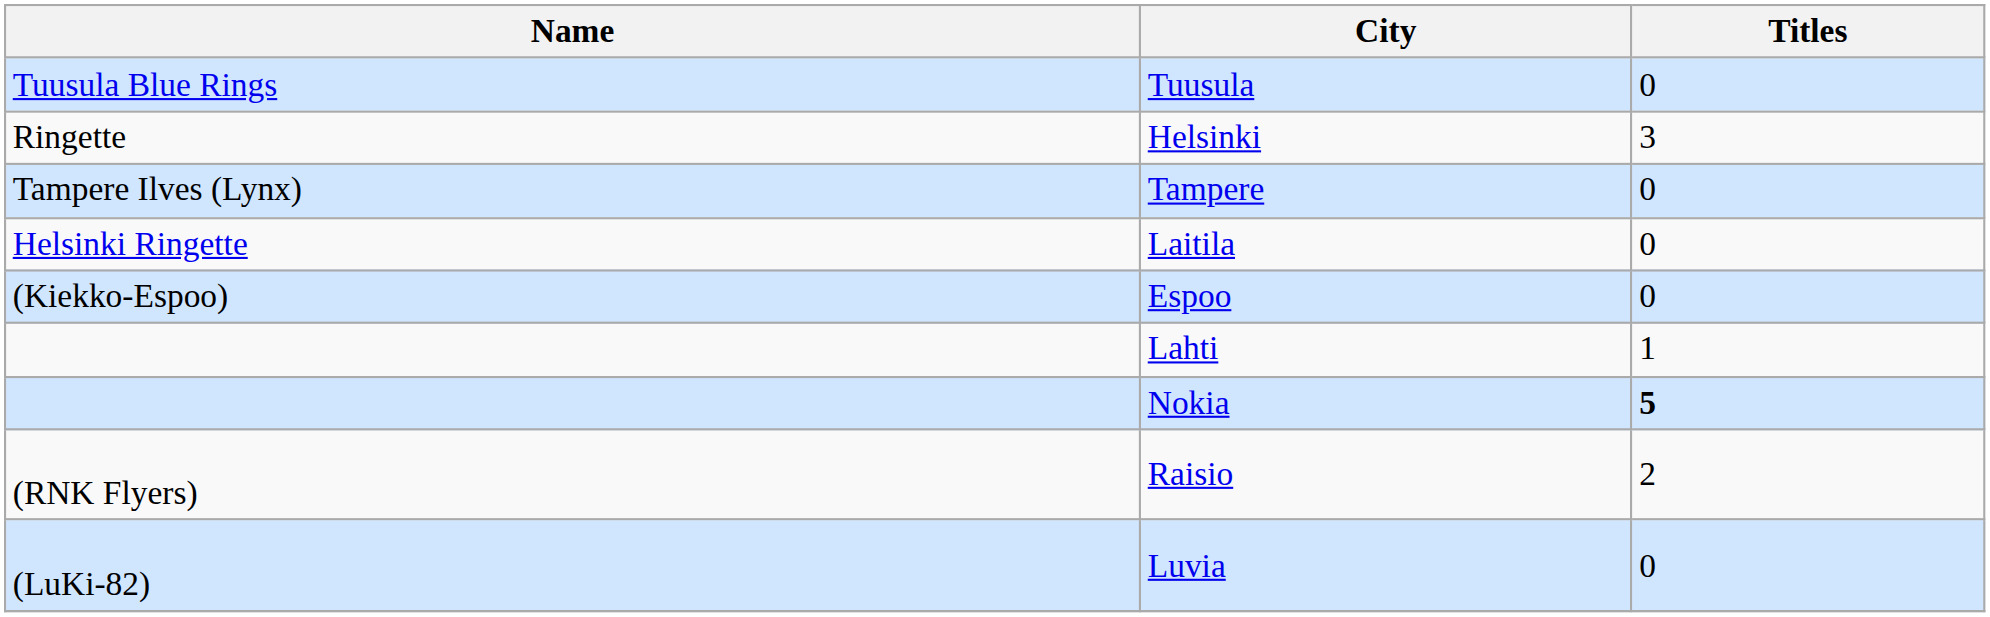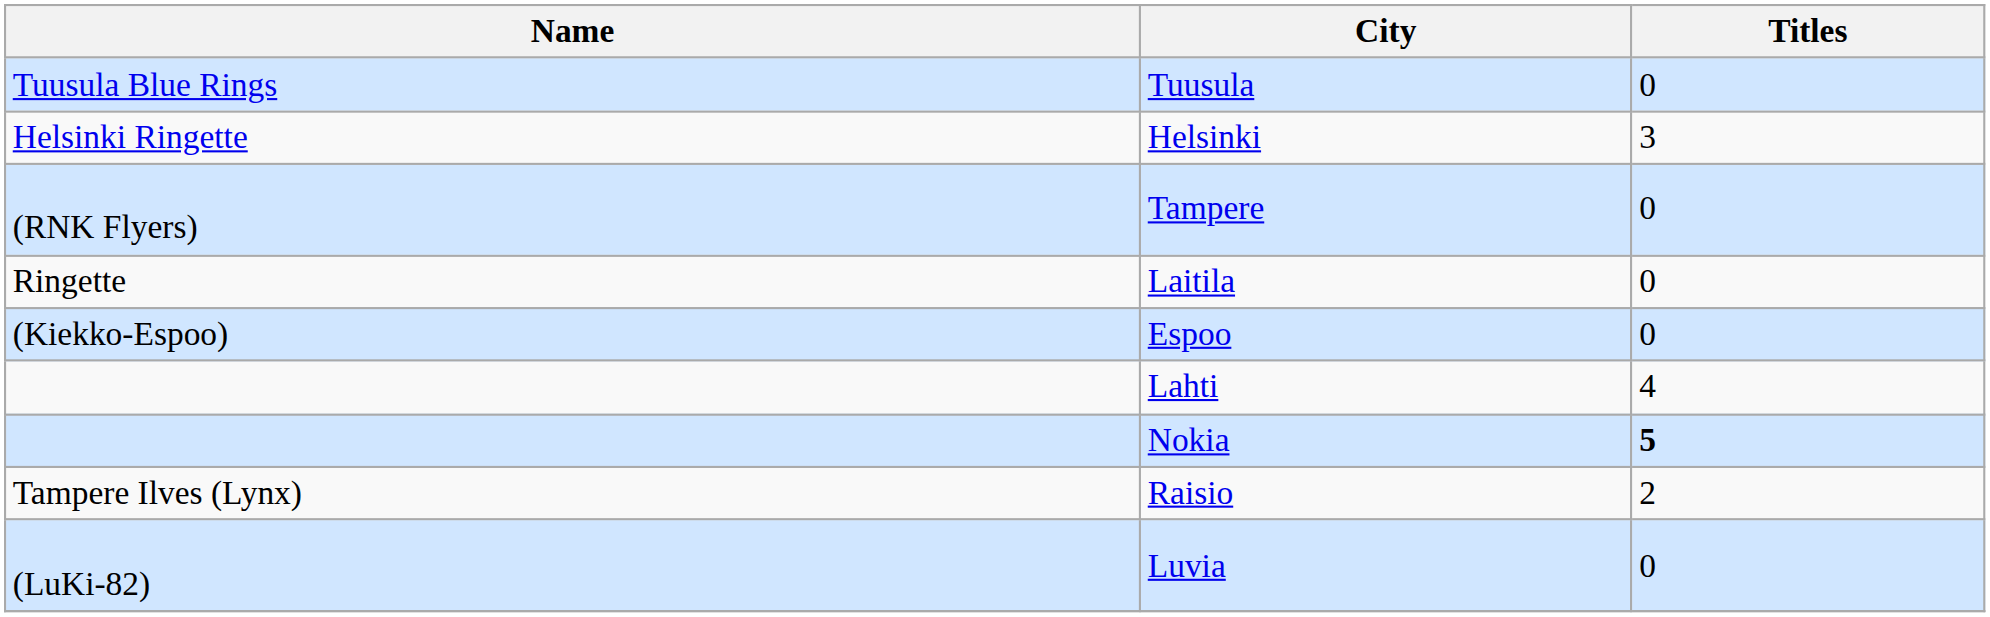(69, 137) Ringette -> (130, 137) Helsinki Ringette
(157, 190) Tampere Ilves (Lynx) -> (105, 227) (RNK Flyers)
(130, 243) Helsinki Ringette -> (69, 280) Ringette
(1647, 349) 1 -> (1647, 386) 4
(105, 492) (RNK Flyers) -> (157, 492) Tampere Ilves (Lynx)
